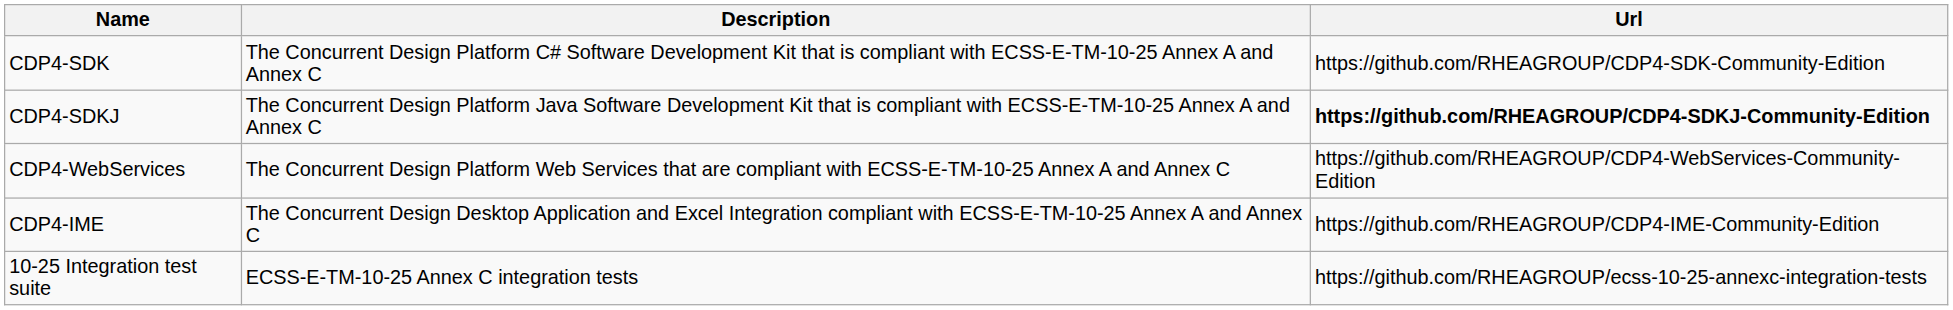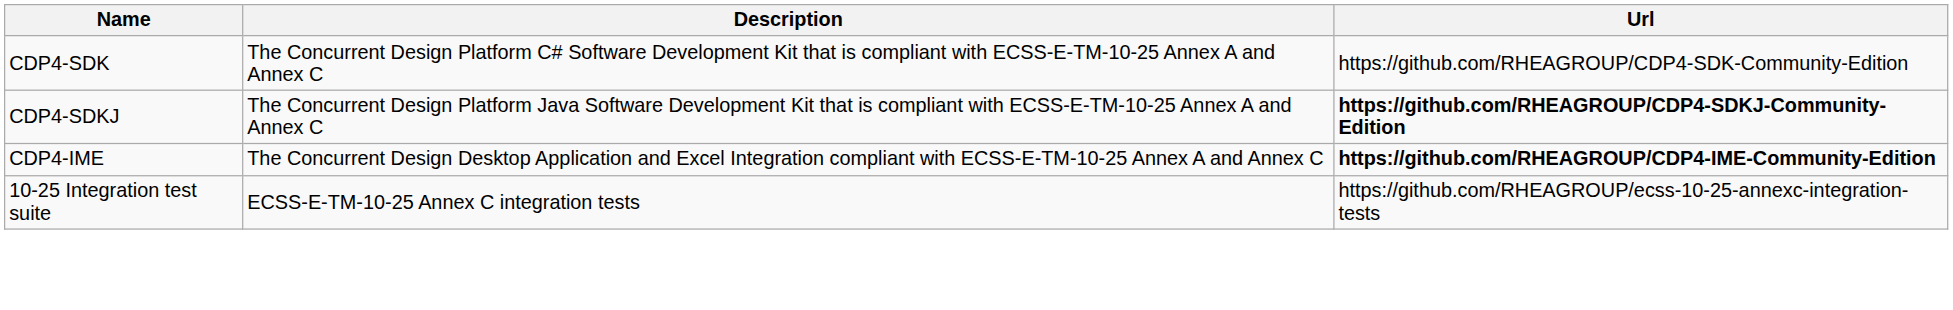- row: (97, 170)
(1597, 224) normal -> (1637, 159) bold
